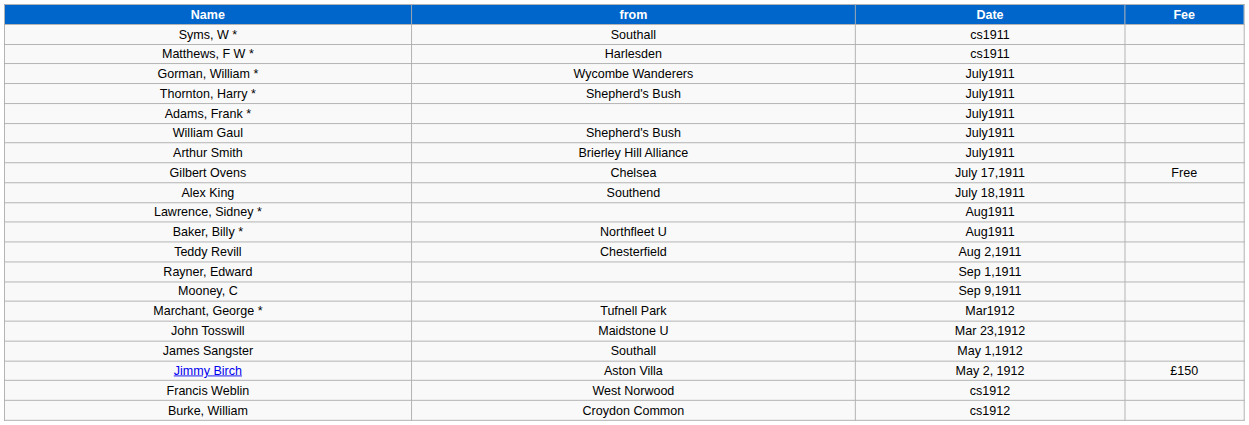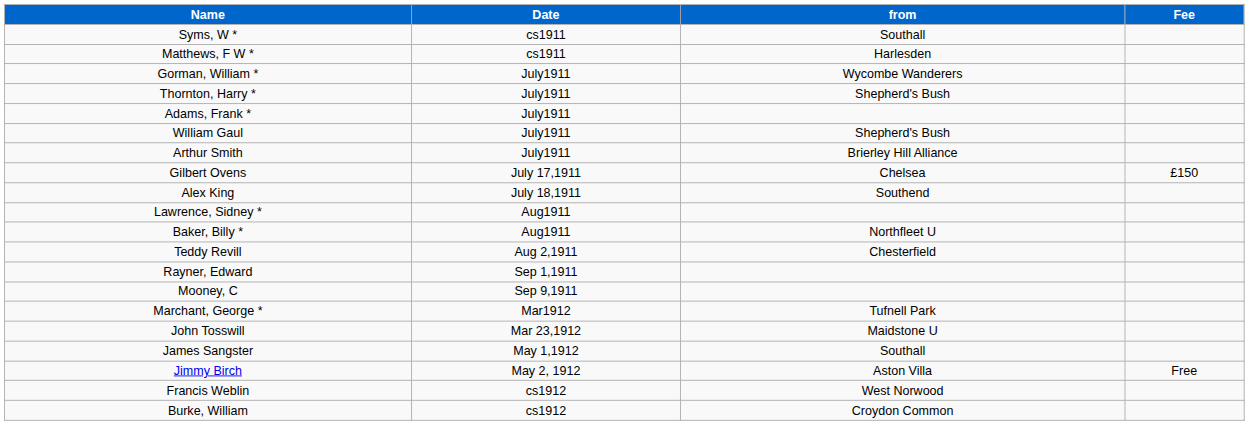columns swapped: (633, 15) <-> (990, 15)
(1184, 173) Free -> (1184, 173) £150
(1184, 371) £150 -> (1184, 371) Free
